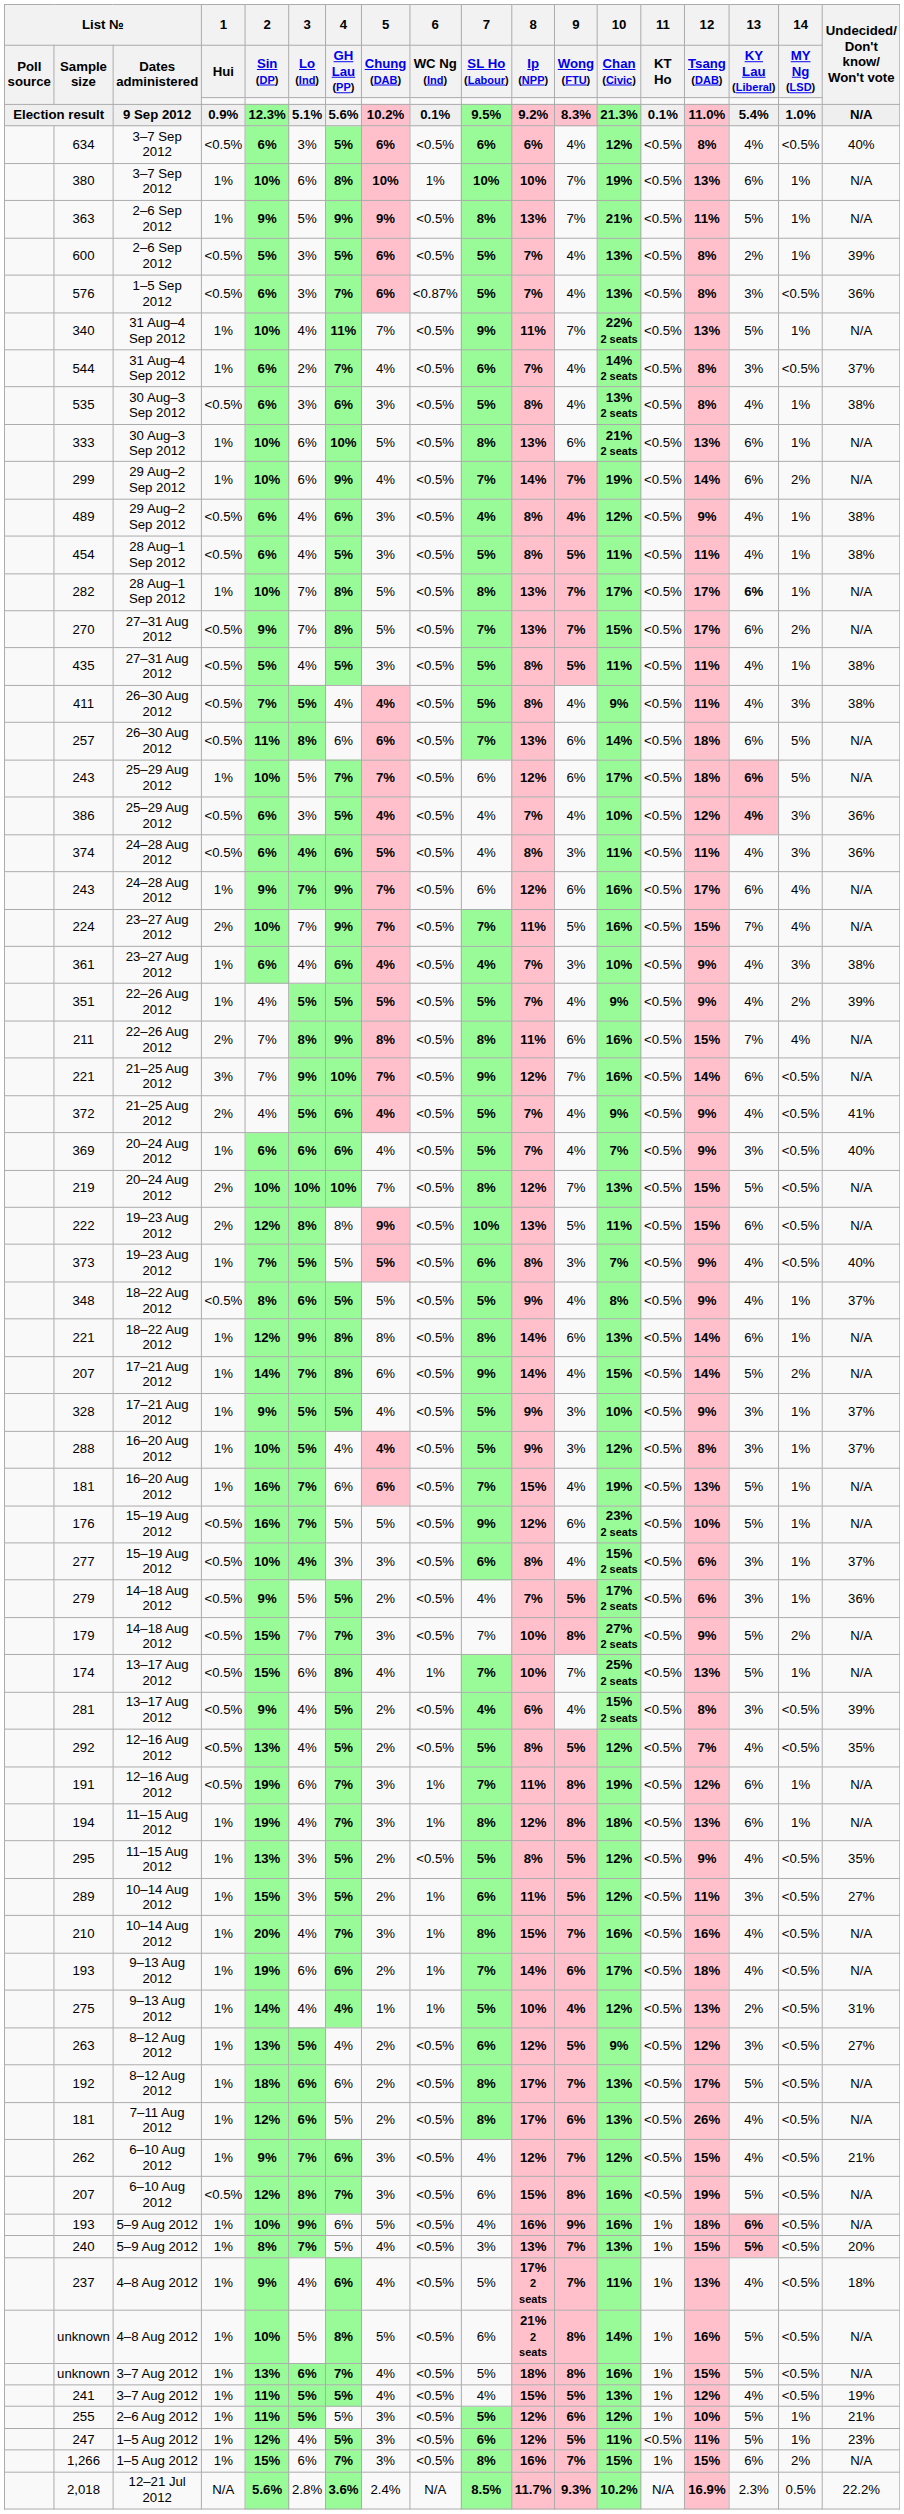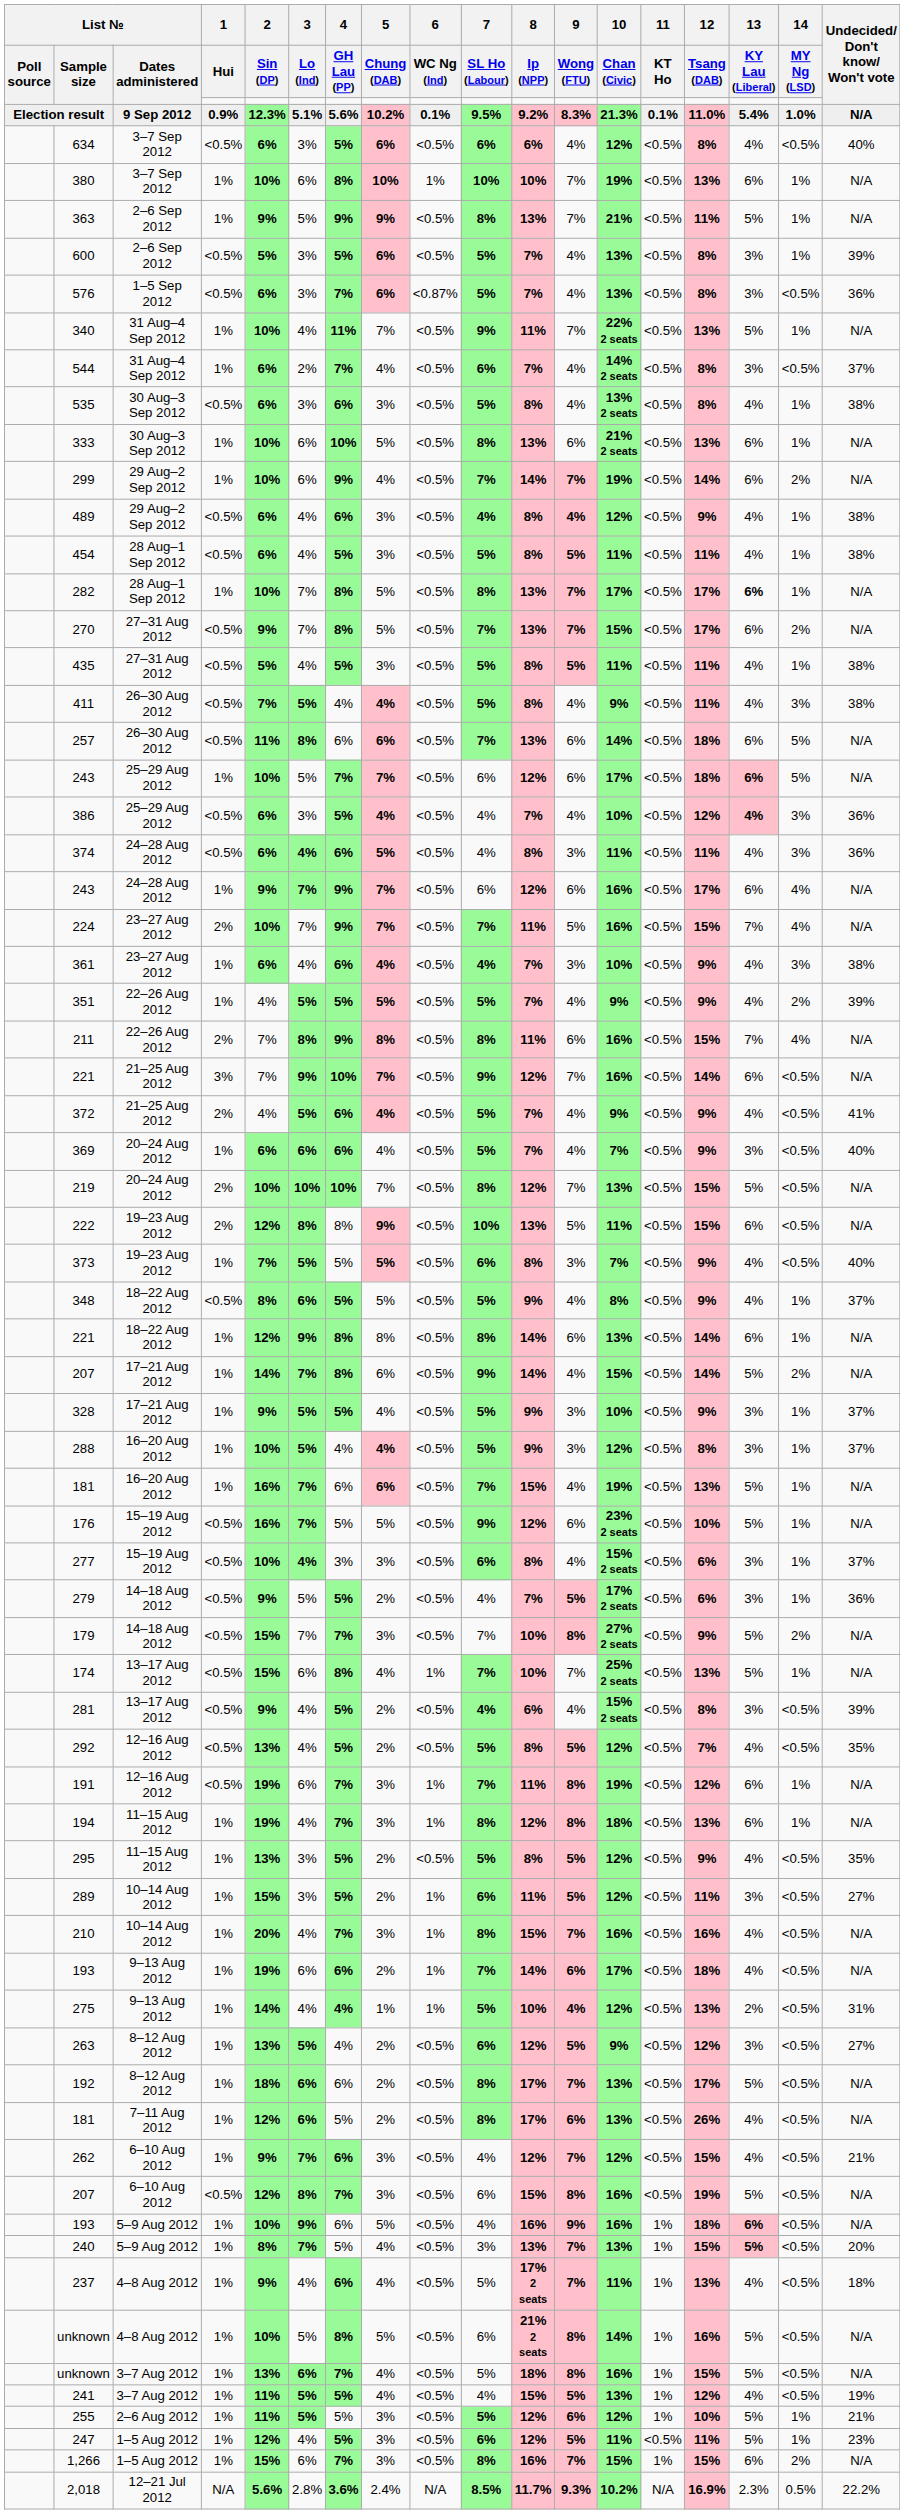(754, 256) 2% -> (754, 256) 3%
